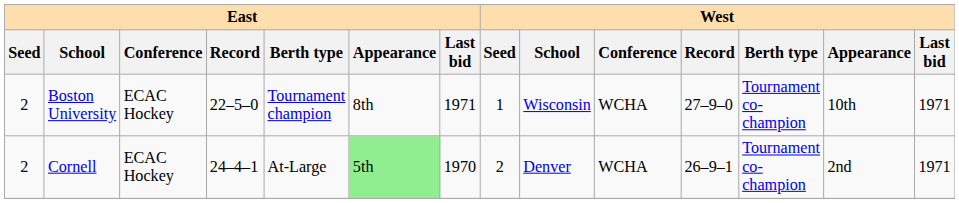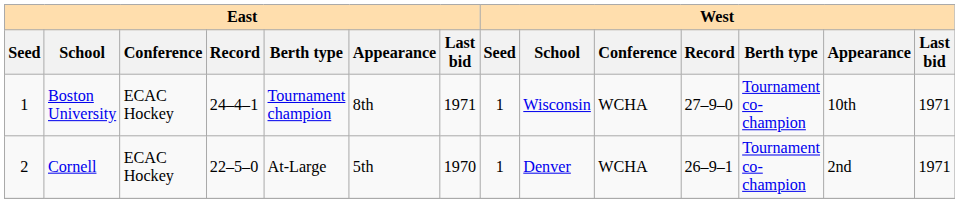(24, 104) 2 -> (24, 104) 1
(234, 104) 22–5–0 -> (234, 104) 24–4–1
(234, 166) 24–4–1 -> (234, 166) 22–5–0
(363, 166) lightgreen background -> (363, 166) no background
(500, 166) 2 -> (500, 166) 1
